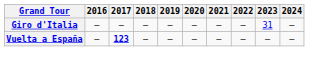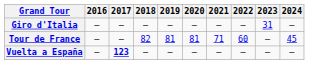+ row: (44, 39)
